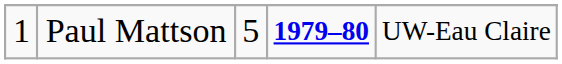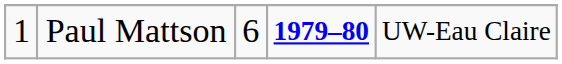(251, 31) 5 -> (251, 31) 6
